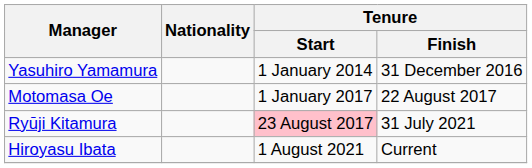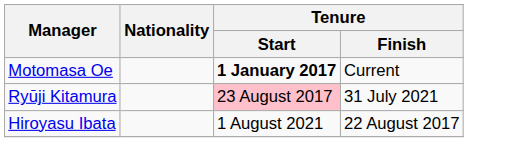- row: (83, 70)
(315, 96) normal -> (277, 70) bold
(439, 96) 22 August 2017 -> (372, 70) Current
(409, 149) Current -> (402, 123) 22 August 2017
